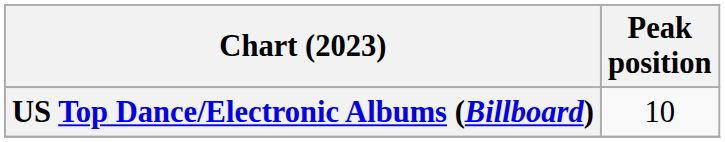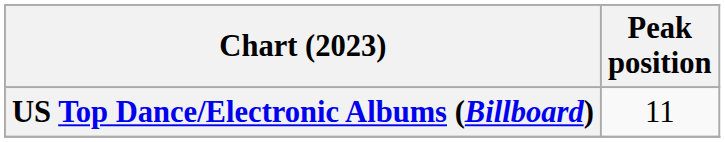(660, 111) 10 -> (660, 111) 11
